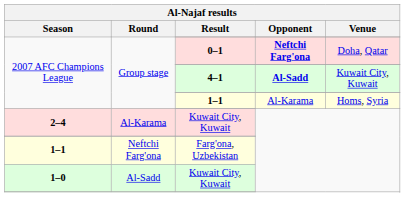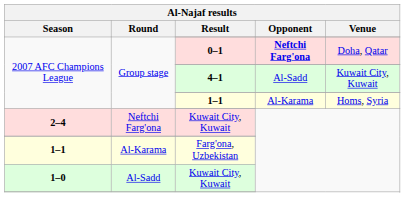(290, 78) bold -> (290, 78) normal
(143, 122) Al-Karama -> (143, 122) Neftchi Farg'ona
(143, 150) Neftchi Farg'ona -> (143, 150) Al-Karama
